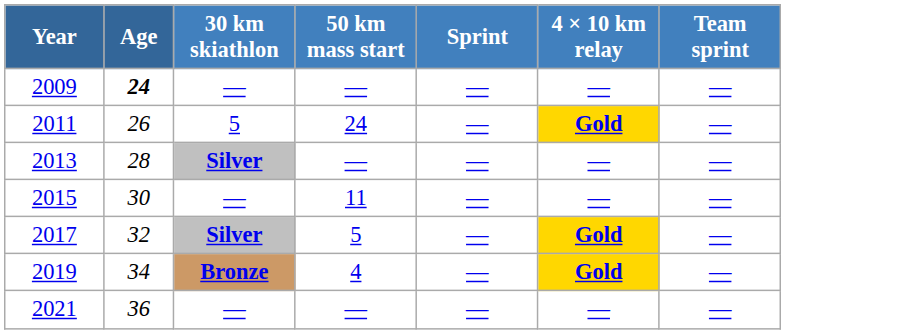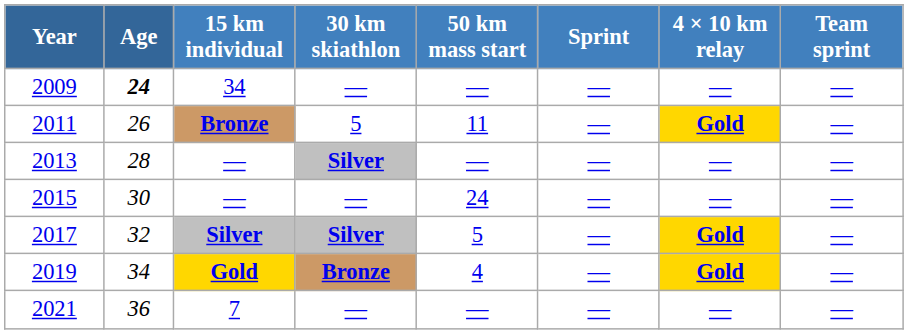+ column: (234, 36)
(356, 124) 24 -> (477, 124) 11
(356, 198) 11 -> (477, 198) 24
